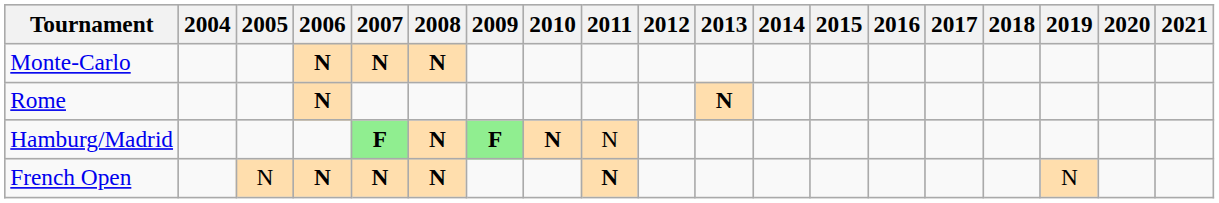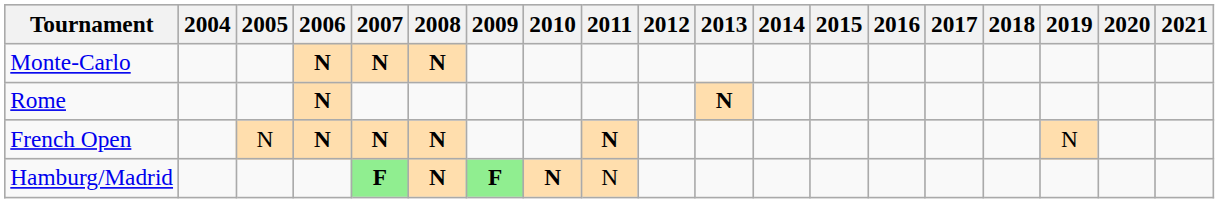rows swapped: (92, 139) <-> (71, 178)
